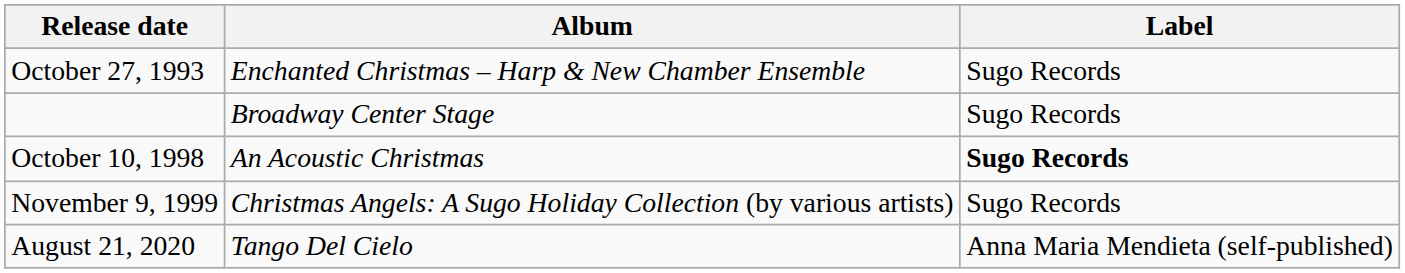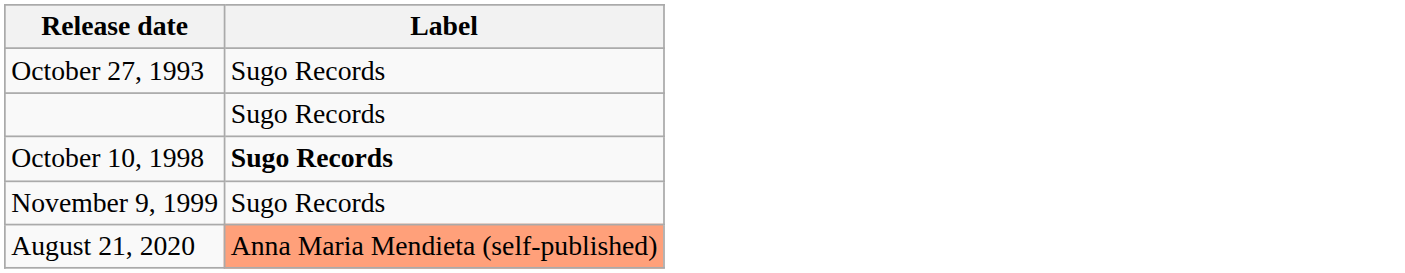- column: (592, 26)
(1180, 245) no background -> (444, 245) lightsalmon background
